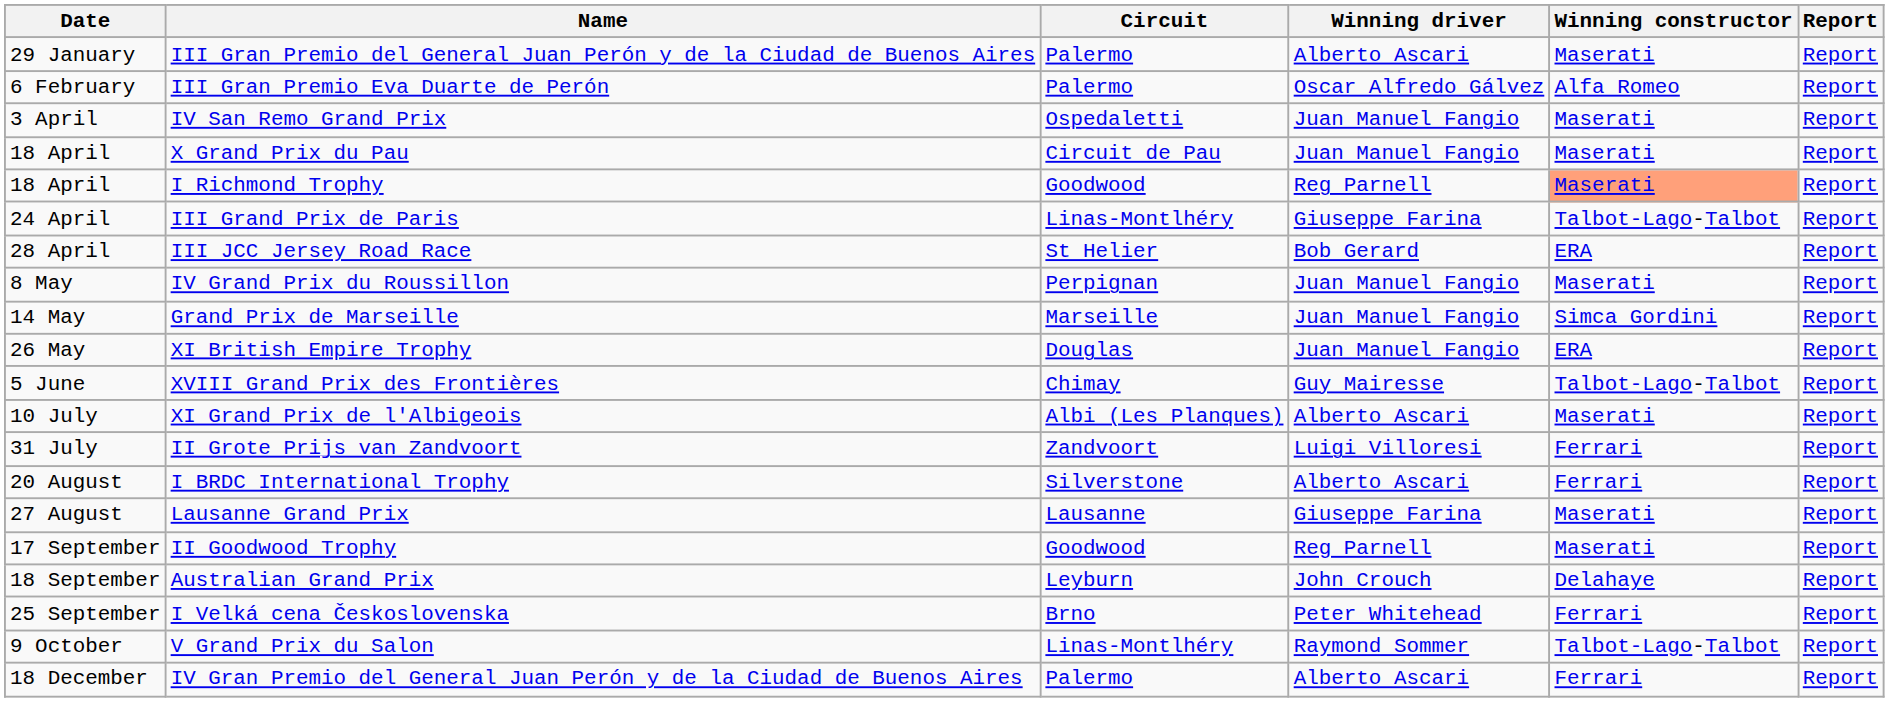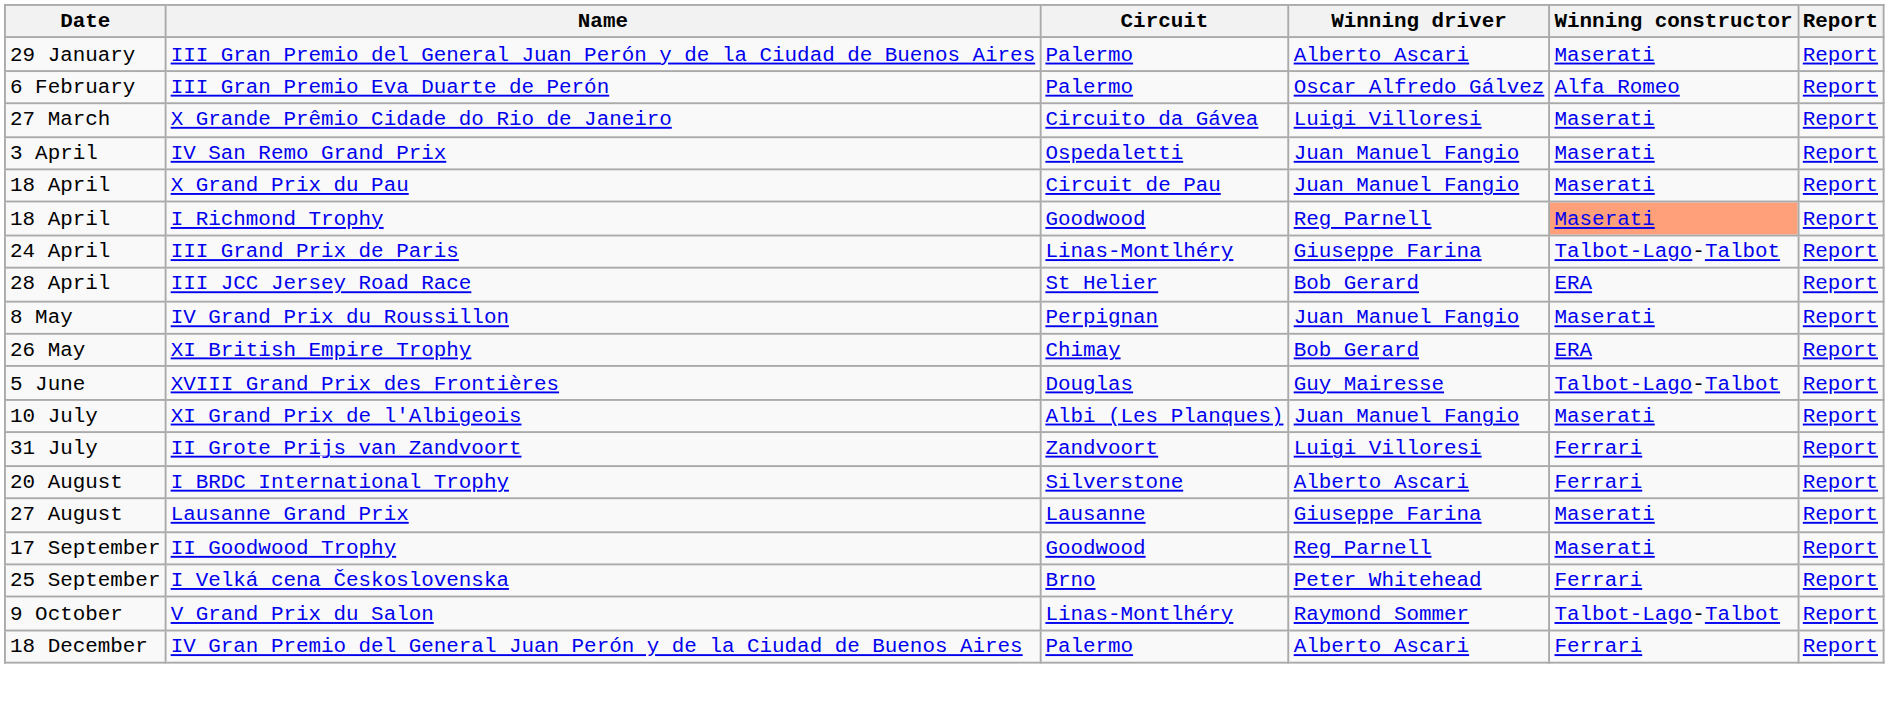+ row: (421, 120)
- row: (315, 318)
(1089, 350) Douglas -> (1083, 350) Chimay
(1406, 350) Juan Manuel Fangio -> (1356, 350) Bob Gerard
(1083, 383) Chimay -> (1089, 383) Douglas
(1381, 416) Alberto Ascari -> (1406, 416) Juan Manuel Fangio
- row: (302, 581)
